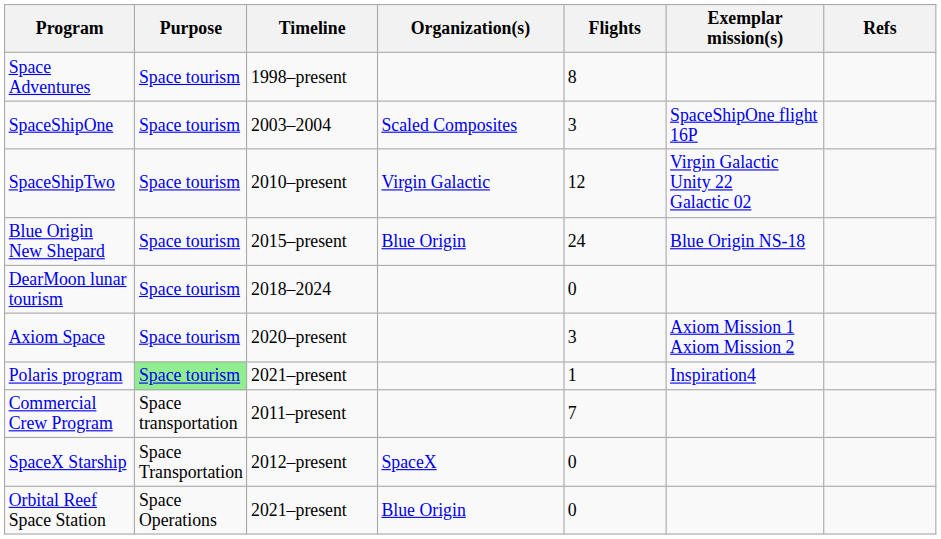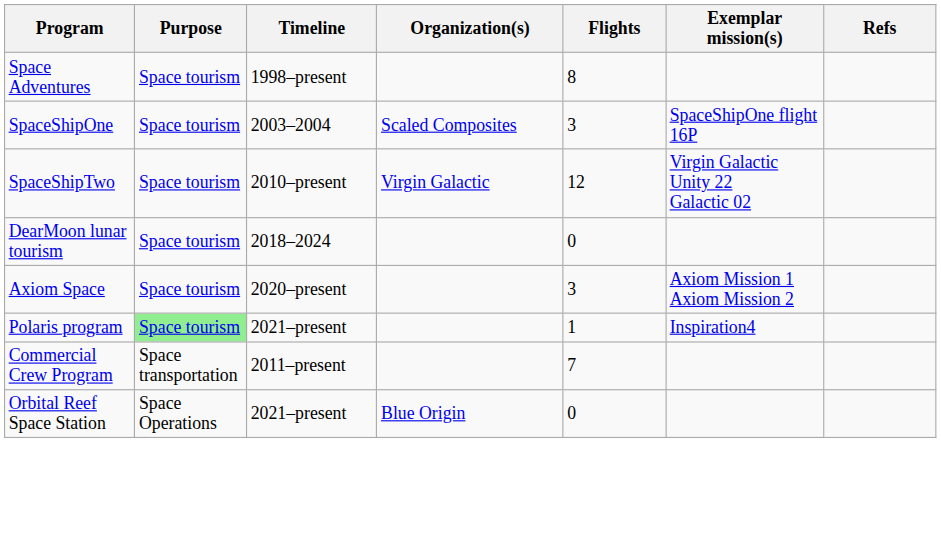- row: (57, 241)
- row: (68, 461)
